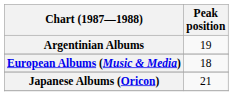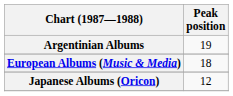(206, 81) 21 -> (206, 81) 12
